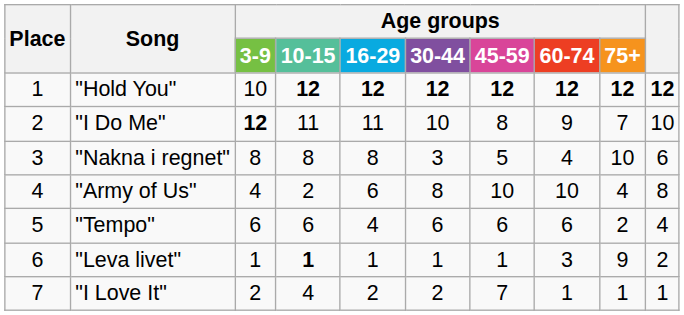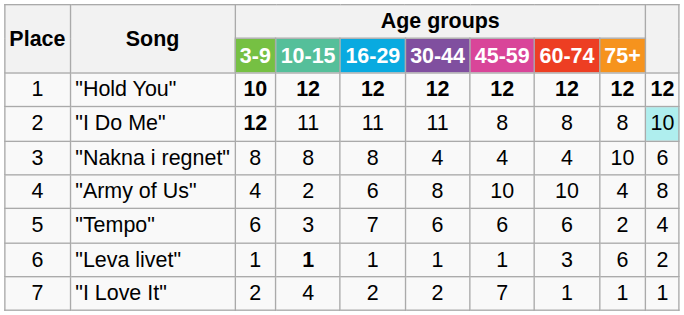(255, 89) normal -> (255, 89) bold
(438, 123) 10 -> (438, 123) 11
(567, 123) 9 -> (567, 123) 8
(622, 123) 7 -> (622, 123) 8
(662, 123) no background -> (662, 123) paleturquoise background
(438, 157) 3 -> (438, 157) 4
(502, 157) 5 -> (502, 157) 4
(308, 225) 6 -> (308, 225) 3
(373, 225) 4 -> (373, 225) 7
(622, 259) 9 -> (622, 259) 6
